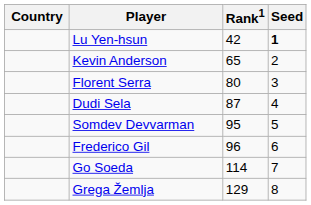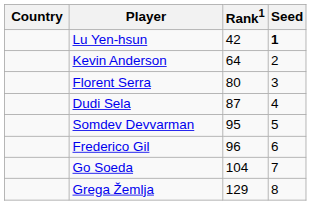(233, 61) 65 -> (233, 61) 64
(236, 167) 114 -> (237, 167) 104
